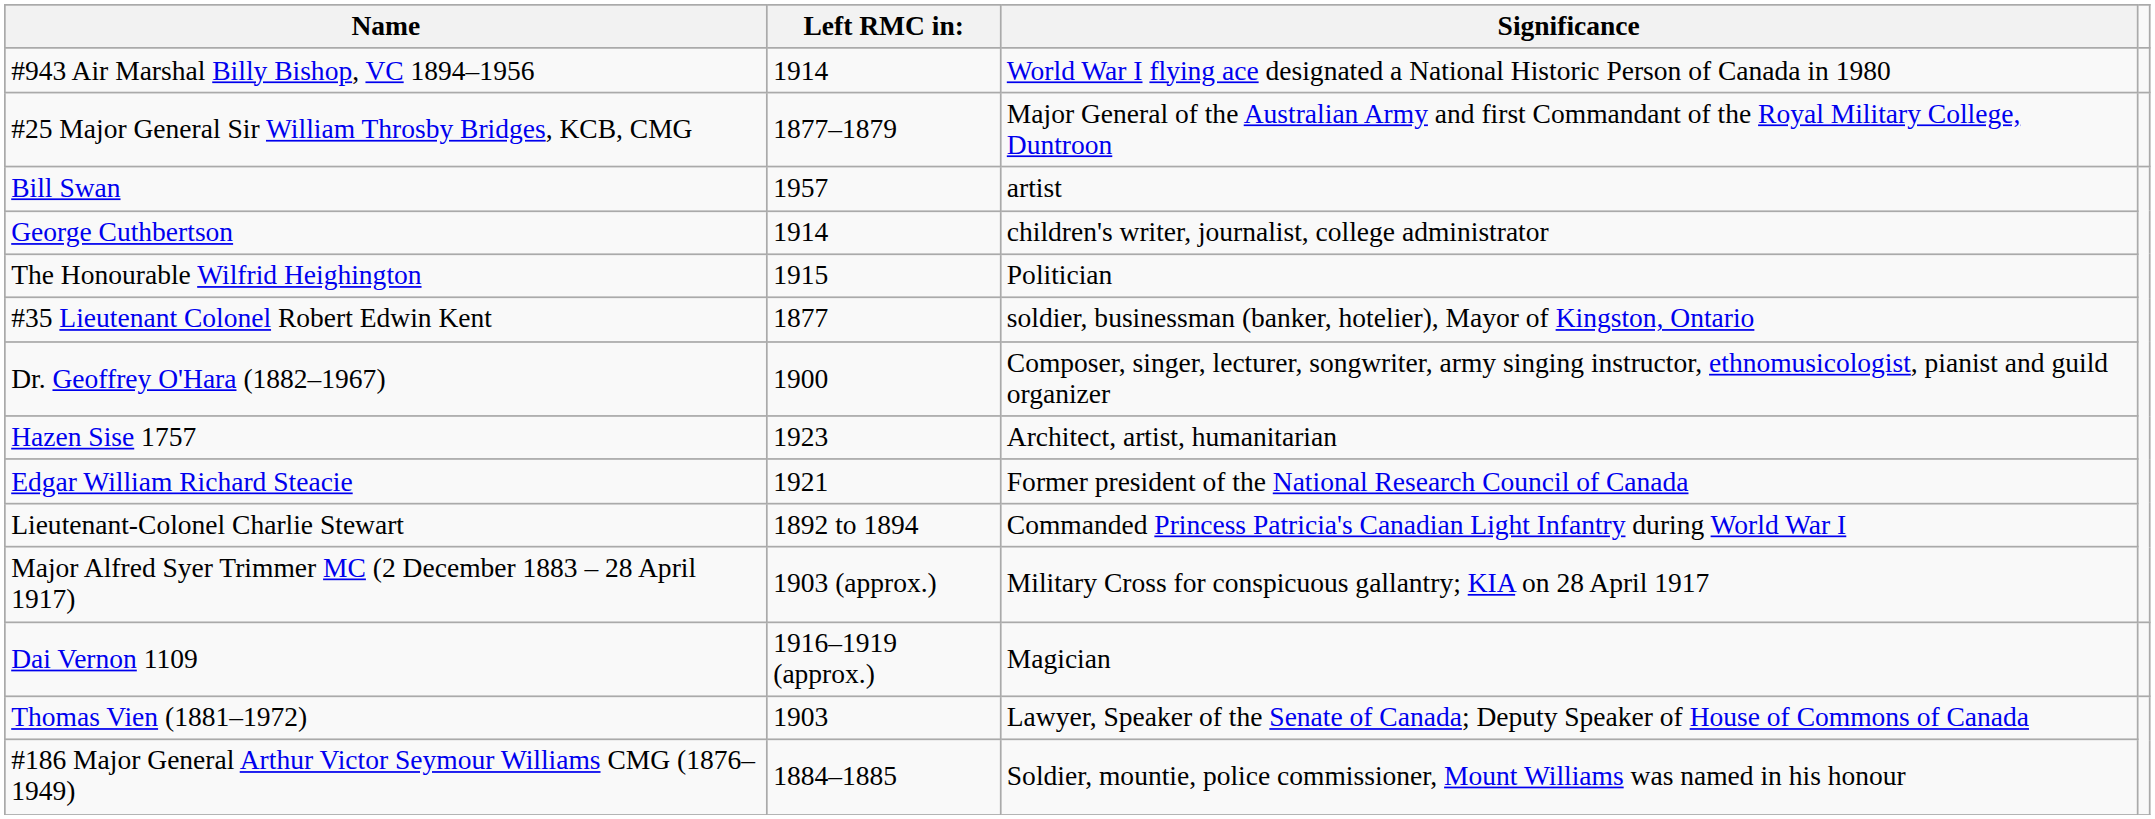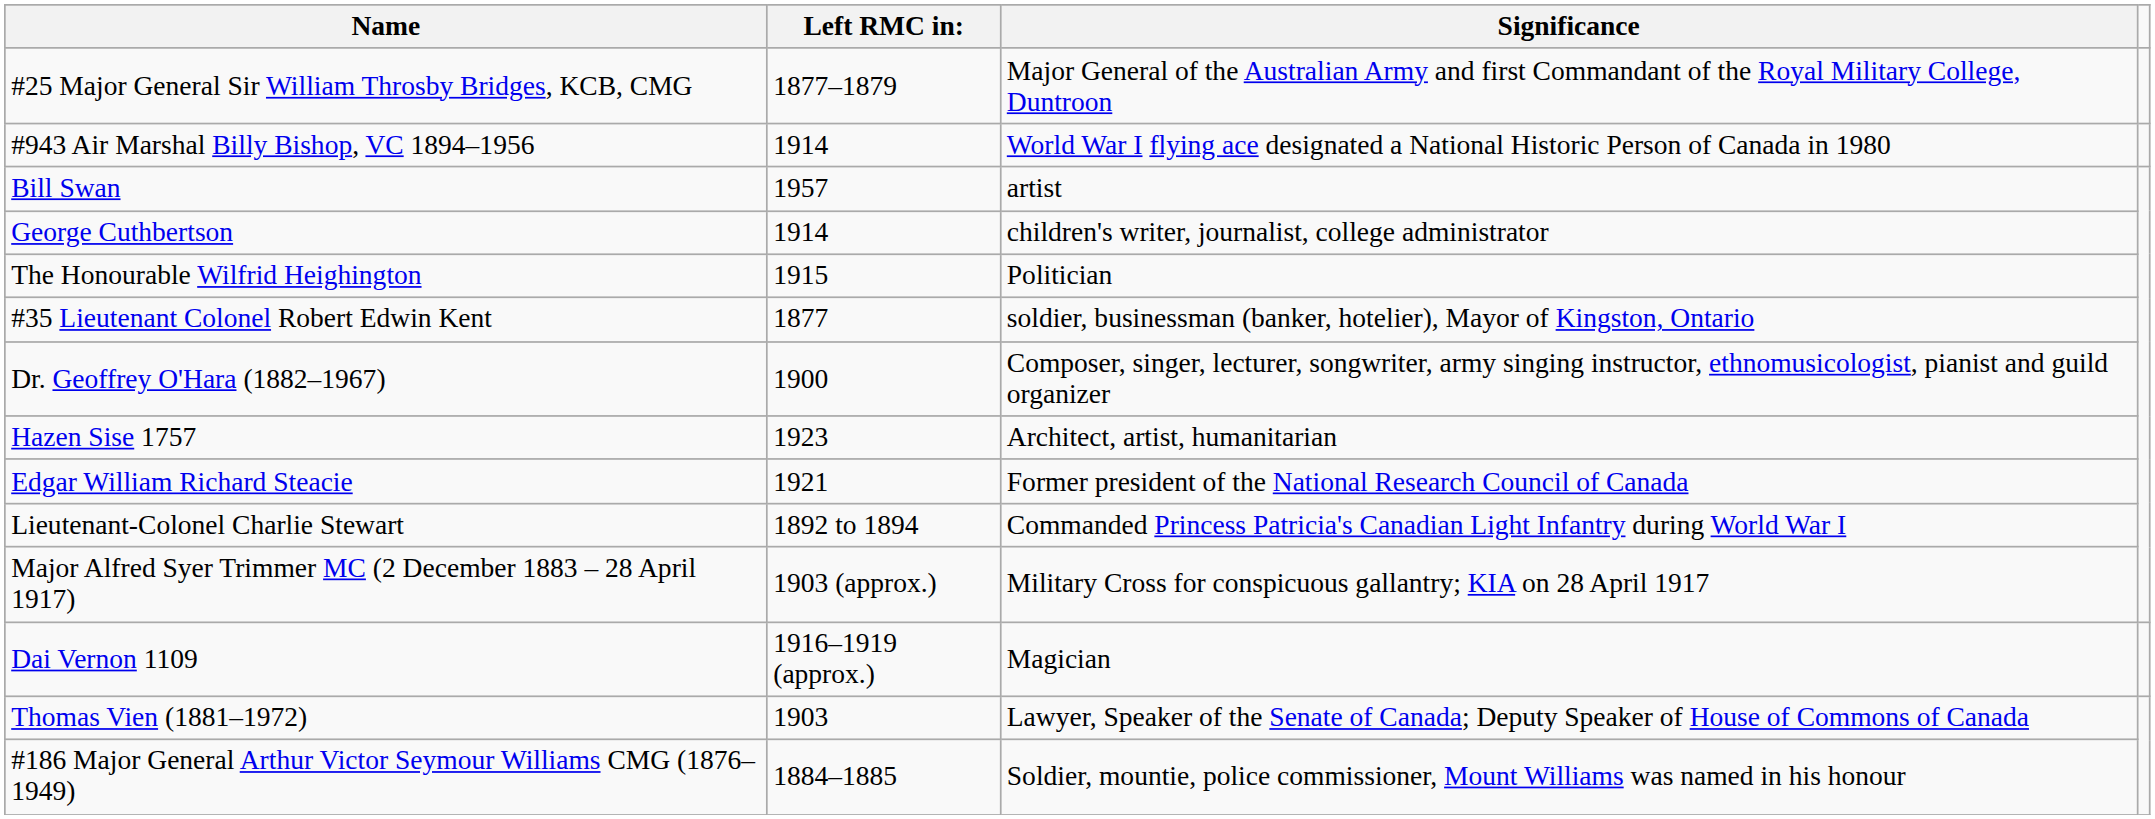rows swapped: (273, 69) <-> (352, 129)
